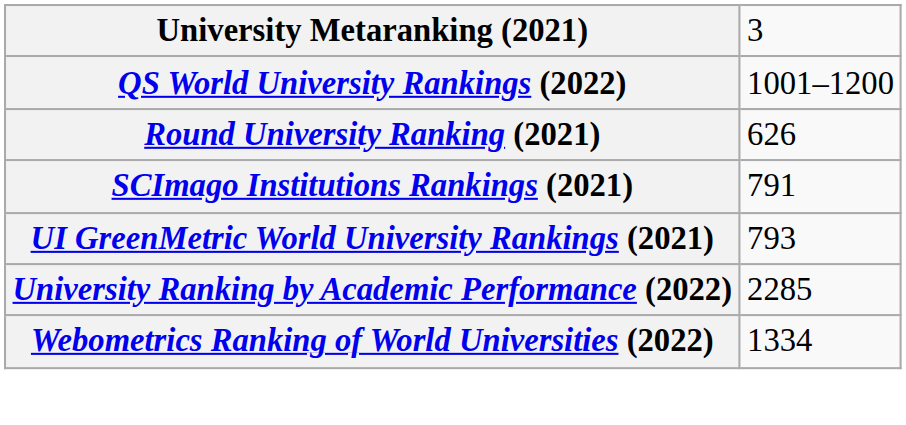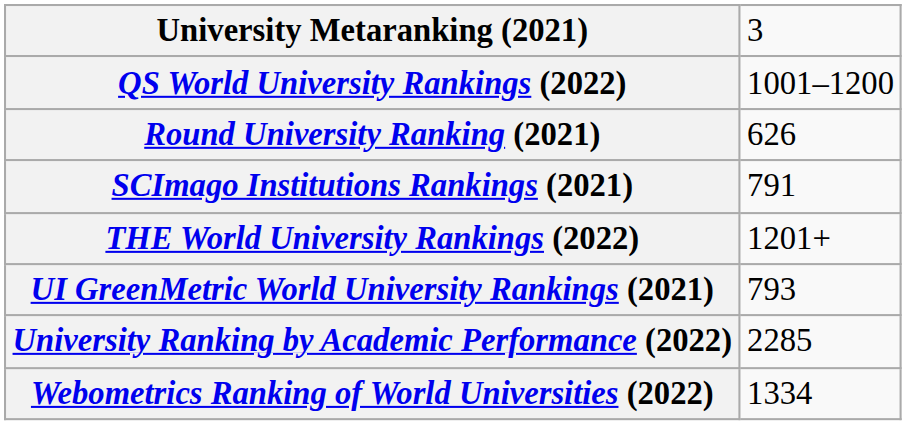+ row: (372, 237)
